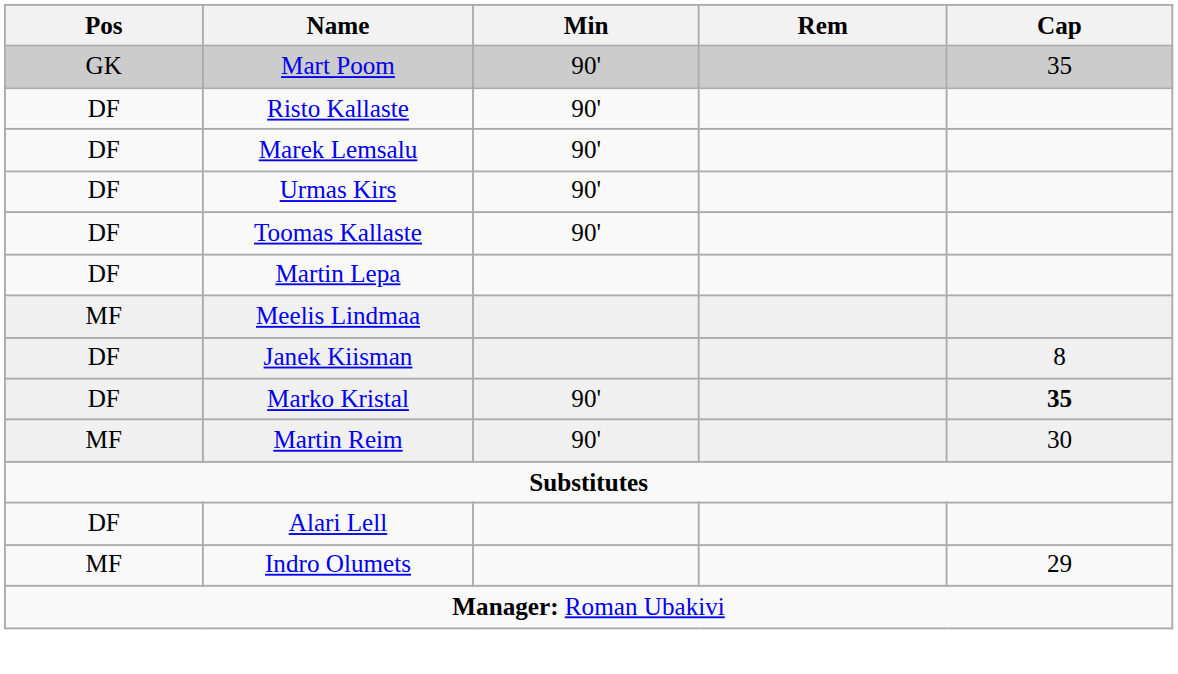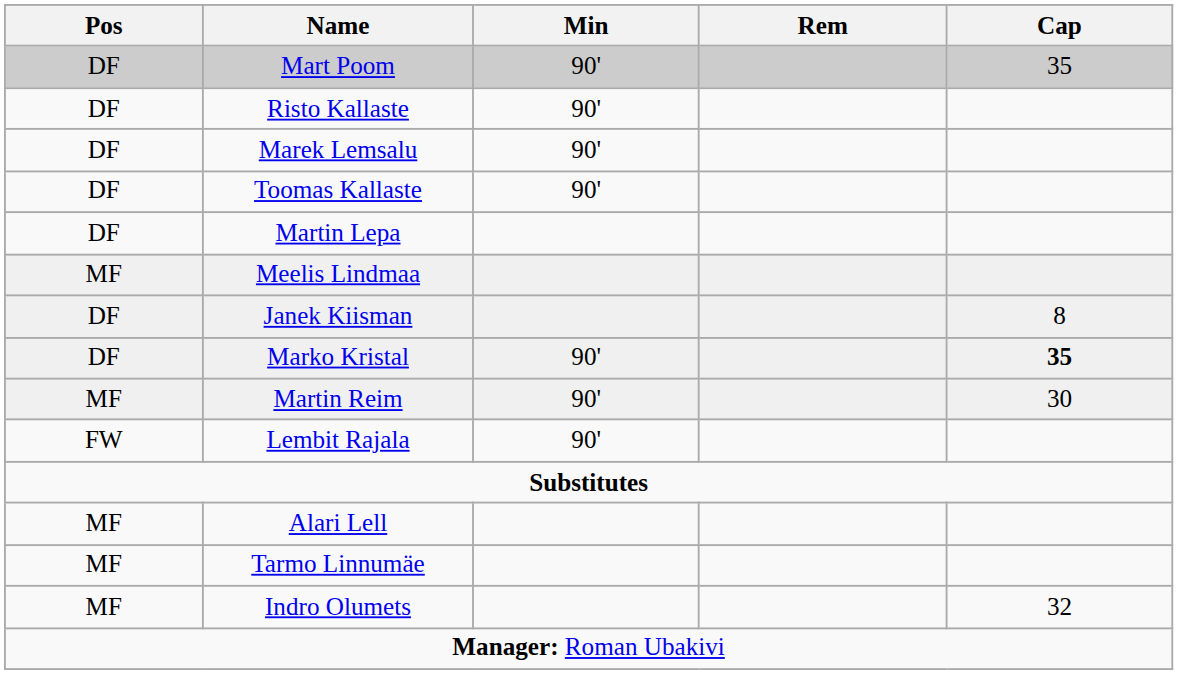(104, 66) GK -> (104, 66) DF
- row: (338, 190)
+ row: (338, 439)
(104, 522) DF -> (104, 522) MF
+ row: (338, 564)
(1059, 564) 29 -> (1059, 605) 32
